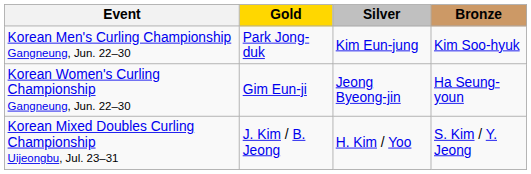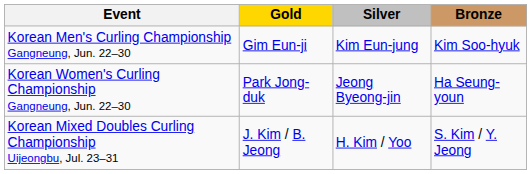(276, 44) Park Jong-duk -> (275, 44) Gim Eun-ji
(275, 90) Gim Eun-ji -> (276, 90) Park Jong-duk
